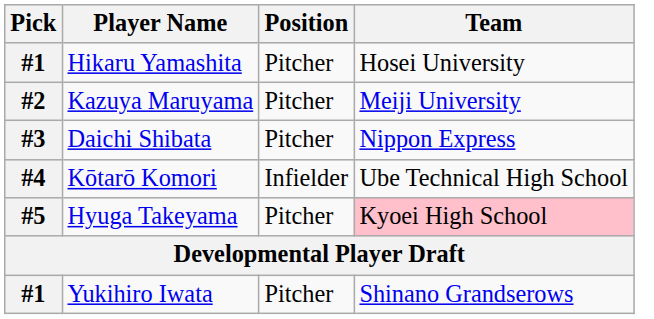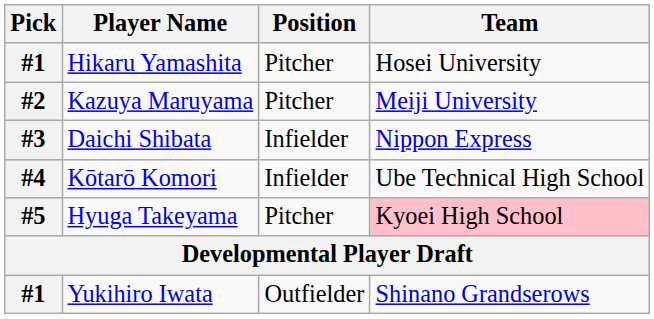(299, 139) Pitcher -> (306, 139) Infielder
(299, 293) Pitcher -> (314, 293) Outfielder
